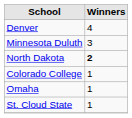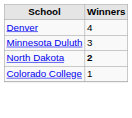- row: (23, 89)
- row: (39, 105)
